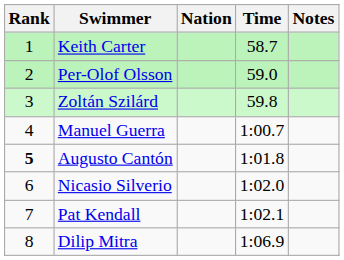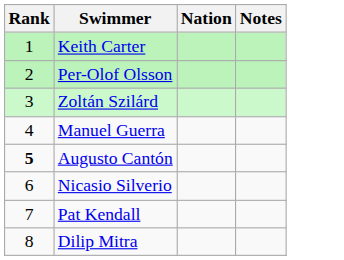- column: (262, 18)
